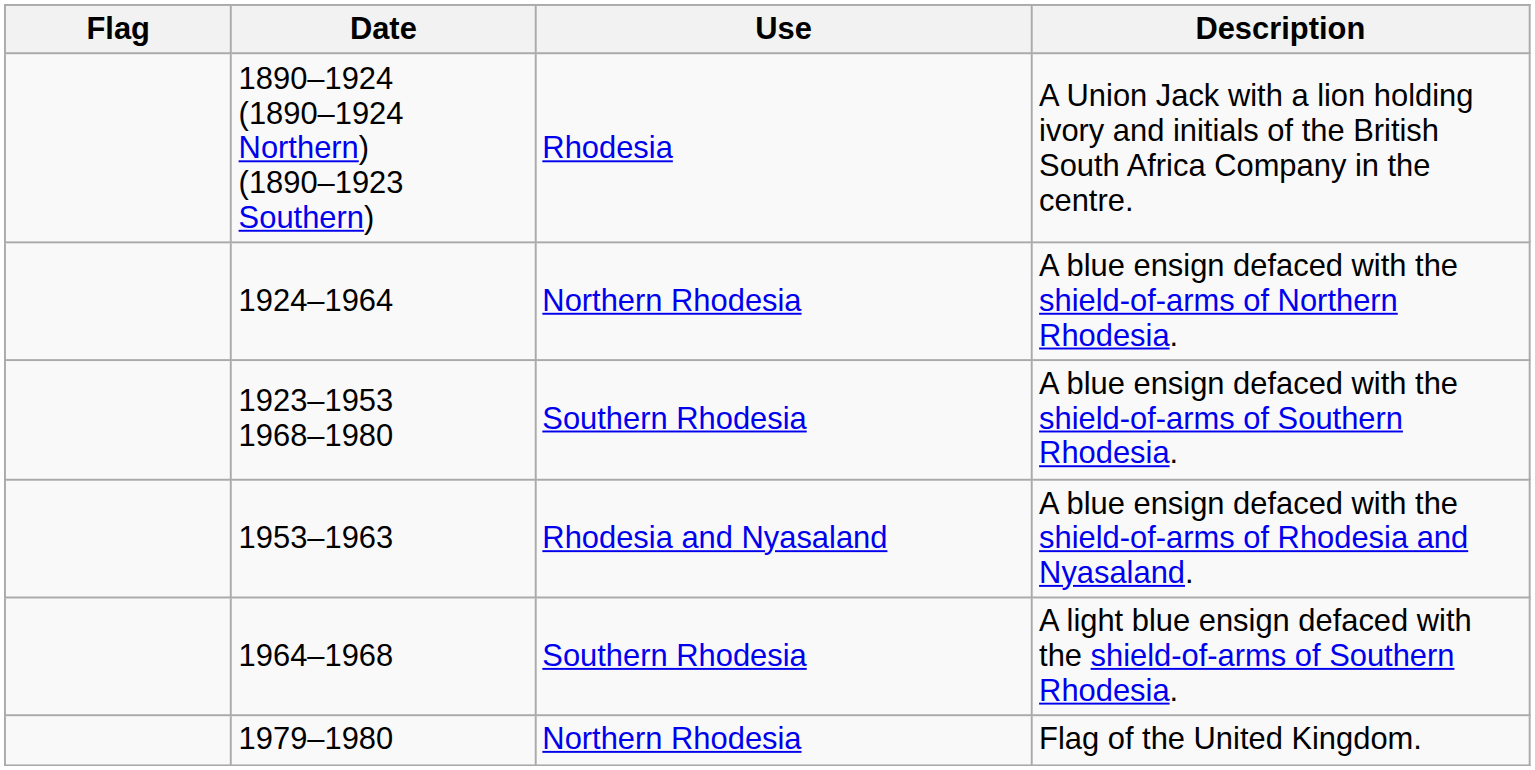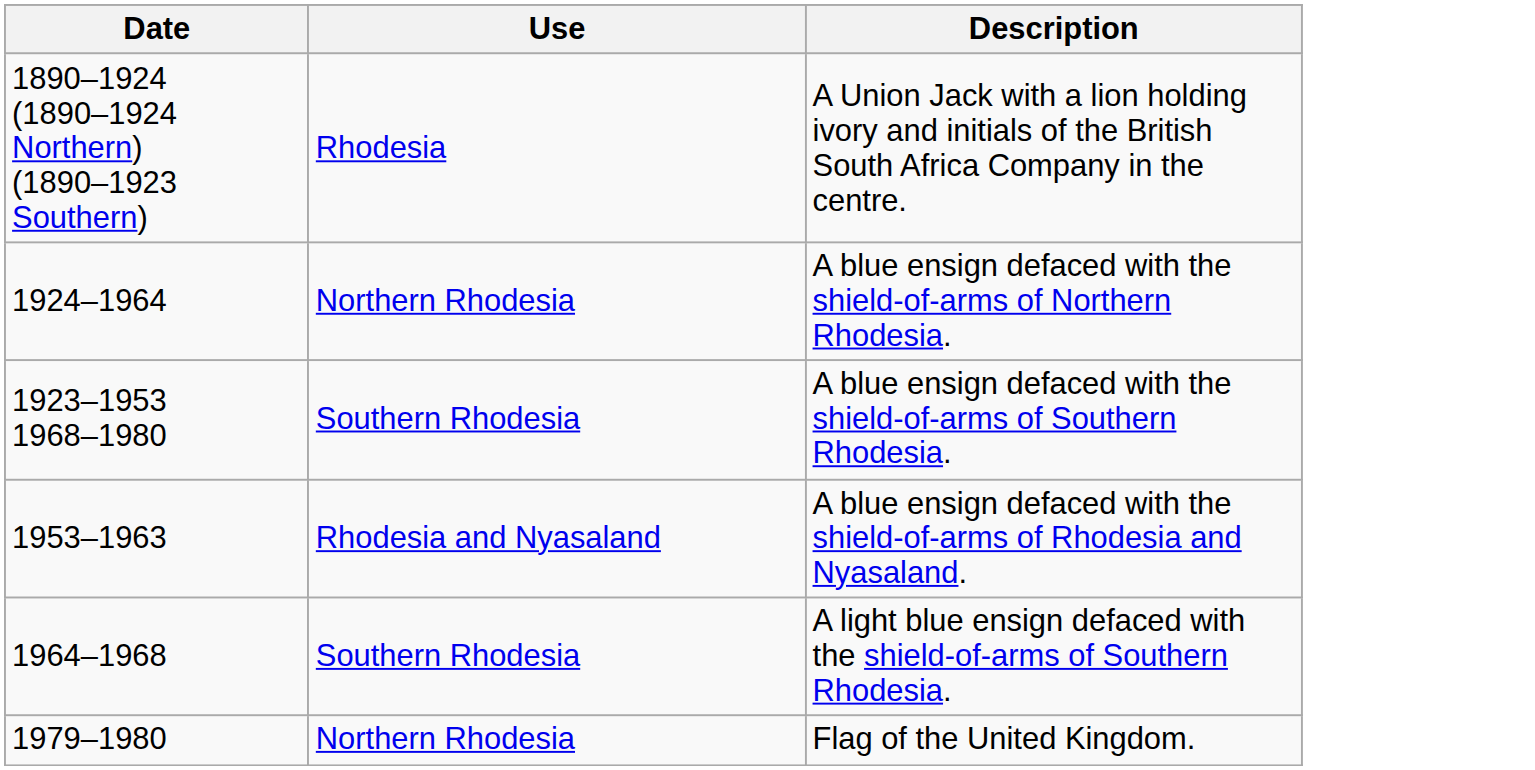- column: (118, 28)
